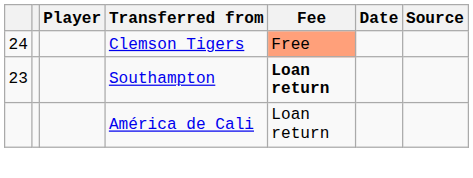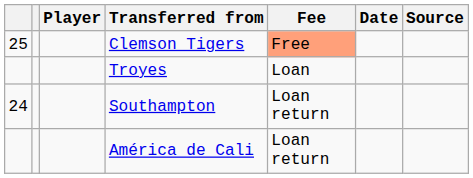(18, 44) 24 -> (18, 44) 25
+ row: (138, 70)
(18, 80) 23 -> (18, 106) 24
(300, 80) bold -> (300, 106) normal
